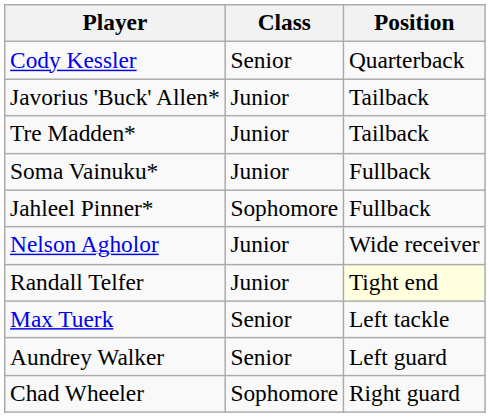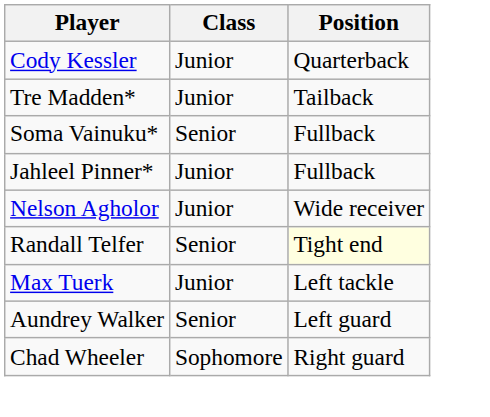(261, 60) Senior -> (204, 60) Junior
- row: (115, 97)
(260, 171) Junior -> (205, 134) Senior
(284, 208) Sophomore -> (204, 171) Junior
(260, 282) Junior -> (205, 245) Senior
(261, 319) Senior -> (204, 282) Junior
